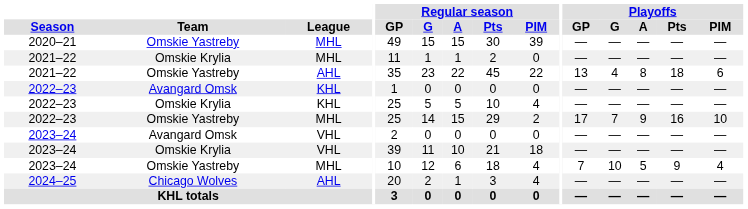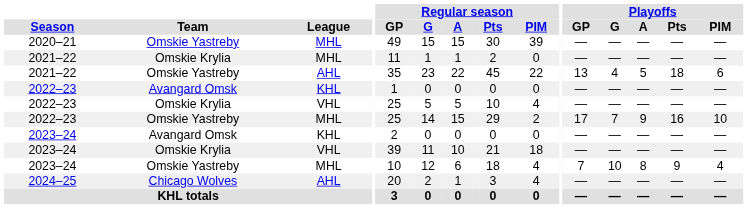(643, 73) 8 -> (643, 73) 5
(329, 104) KHL -> (329, 104) VHL
(329, 135) VHL -> (329, 135) KHL
(643, 165) 5 -> (643, 165) 8
